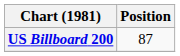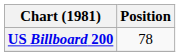(146, 39) 87 -> (146, 39) 78
